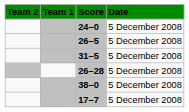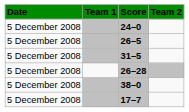columns swapped: (118, 12) <-> (23, 12)
